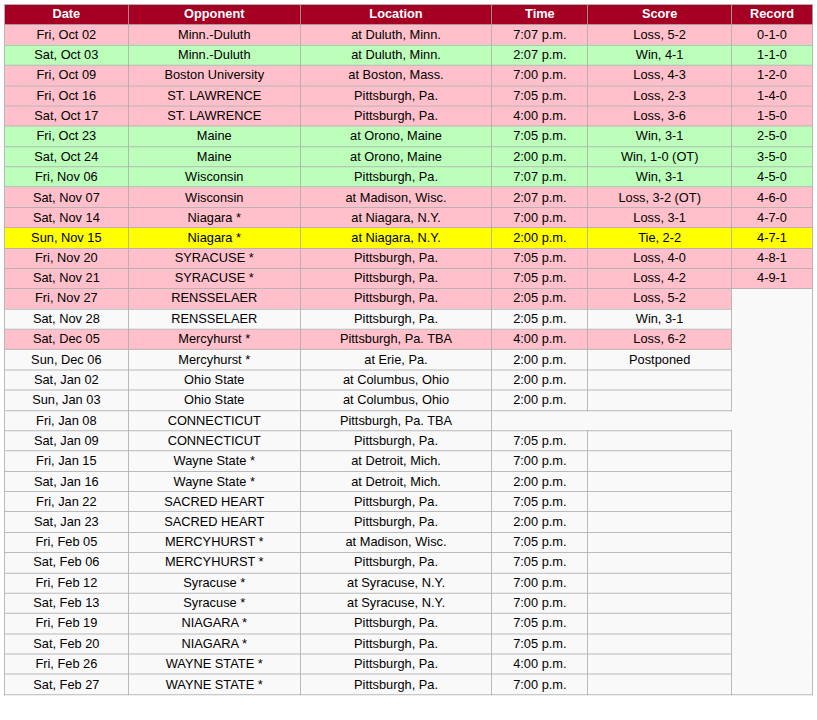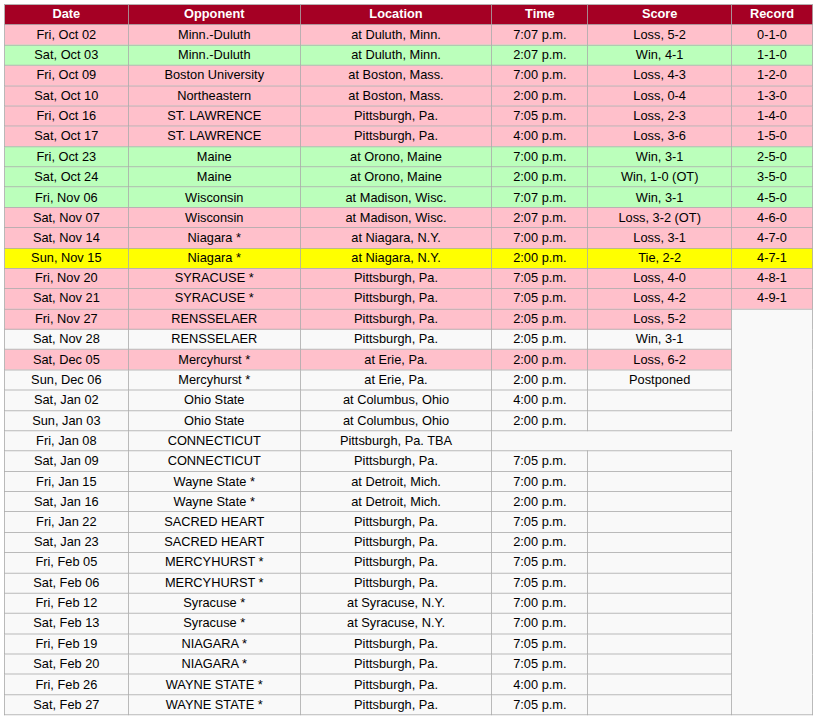+ row: (66, 95)
(540, 136) 7:05 p.m. -> (540, 156) 7:00 p.m.
(396, 177) Pittsburgh, Pa. -> (396, 197) at Madison, Wisc.
(396, 339) Pittsburgh, Pa. TBA -> (396, 359) at Erie, Pa.
(540, 339) 4:00 p.m. -> (540, 359) 2:00 p.m.
(540, 380) 2:00 p.m. -> (540, 400) 4:00 p.m.
(396, 542) at Madison, Wisc. -> (396, 562) Pittsburgh, Pa.
(540, 684) 7:00 p.m. -> (540, 704) 7:05 p.m.
